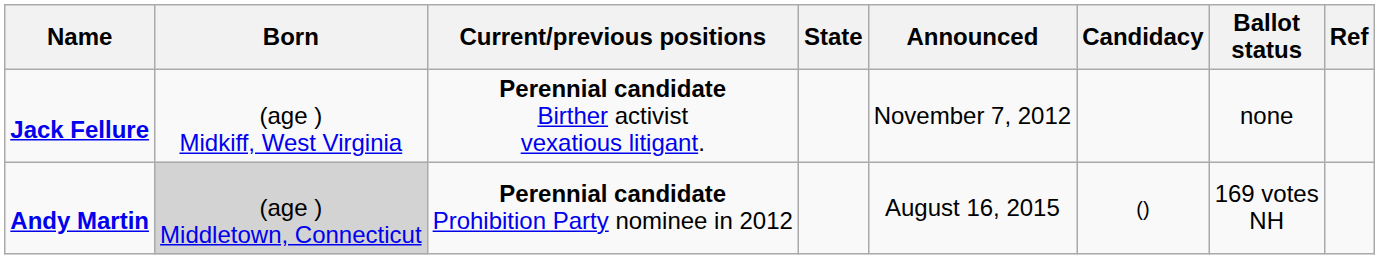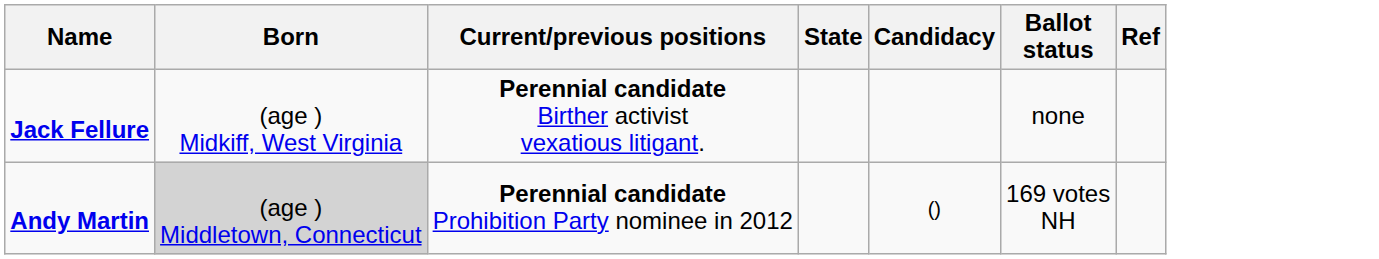- column: (972, 37)
